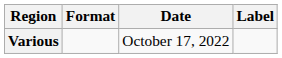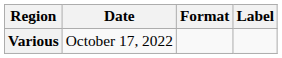columns swapped: (176, 16) <-> (90, 16)
